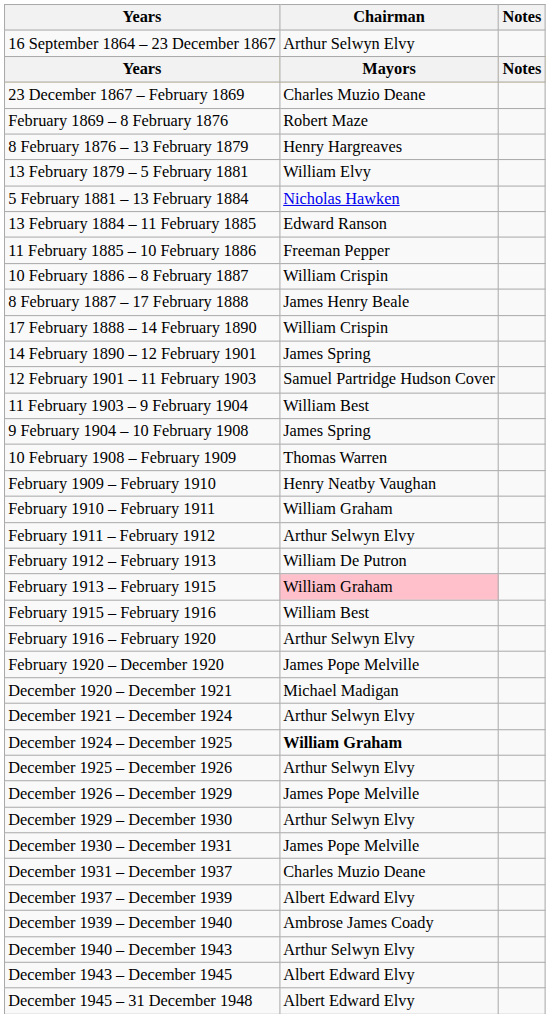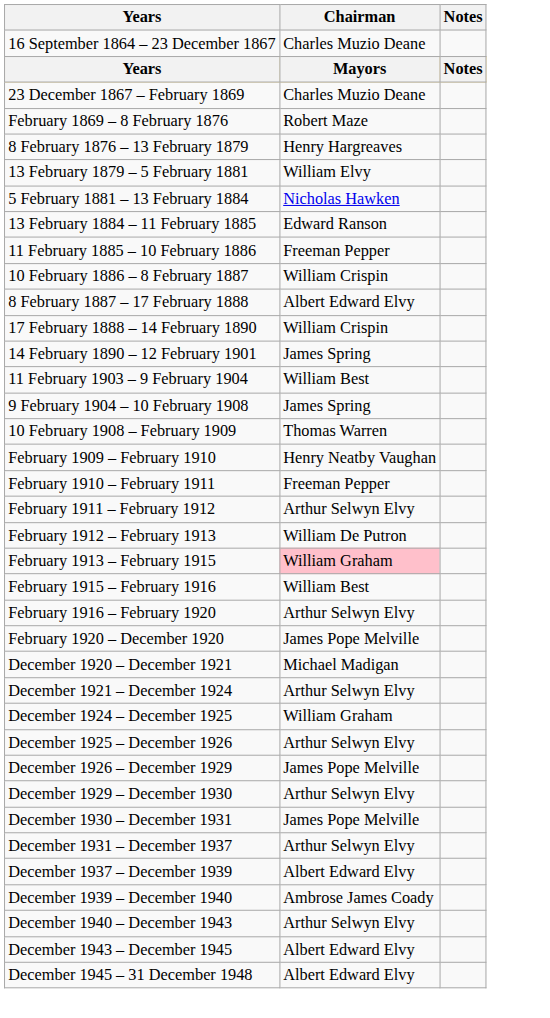(349, 43) Arthur Selwyn Elvy -> (354, 43) Charles Muzio Deane
(346, 302) James Henry Beale -> (349, 302) Albert Edward Elvy
- row: (132, 379)
(338, 509) William Graham -> (336, 483) Freeman Pepper
(343, 742) bold -> (338, 716) normal
(354, 871) Charles Muzio Deane -> (349, 845) Arthur Selwyn Elvy
